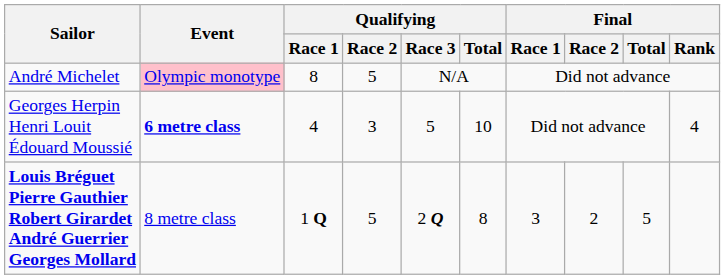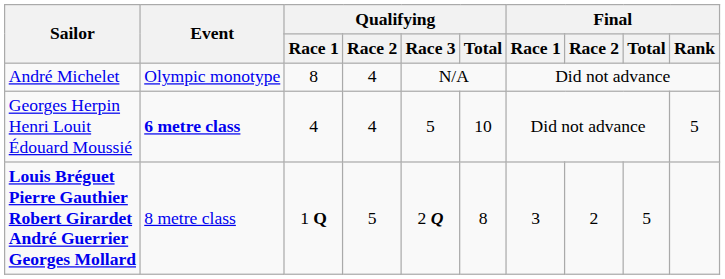(212, 77) pink background -> (212, 77) no background
(372, 77) 5 -> (372, 77) 4
(372, 127) 3 -> (372, 127) 4
(694, 127) 4 -> (694, 127) 5
